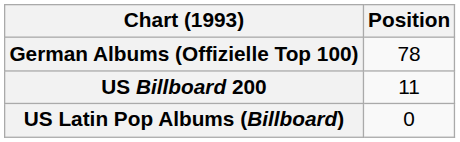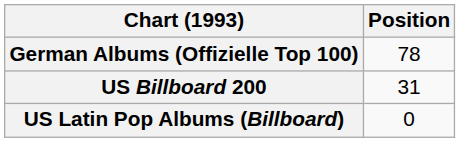(409, 86) 11 -> (409, 86) 31
